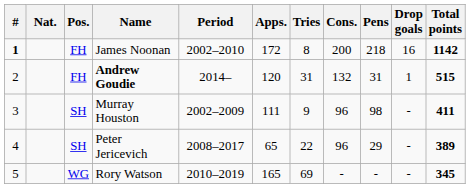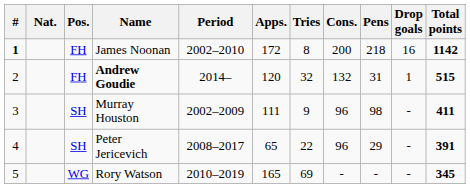(307, 76) 31 -> (307, 76) 32
(445, 146) 389 -> (445, 146) 391
